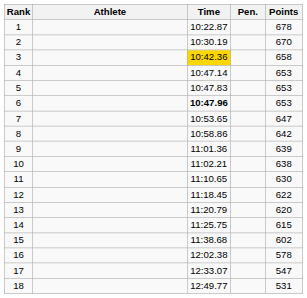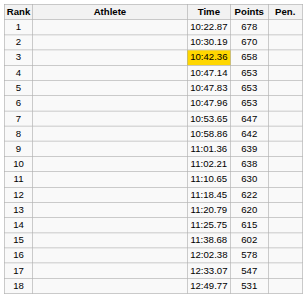columns swapped: (248, 12) <-> (284, 12)
(209, 103) bold -> (209, 103) normal
